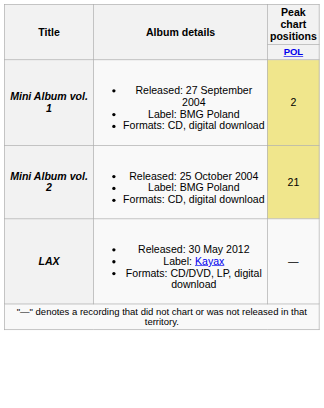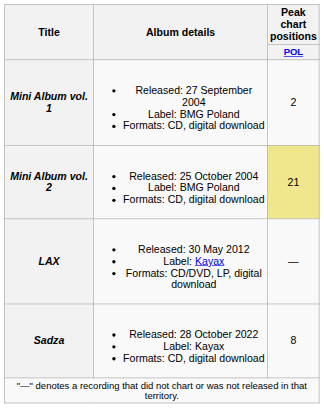(293, 102) khaki background -> (293, 102) no background
+ row: (49, 341)
